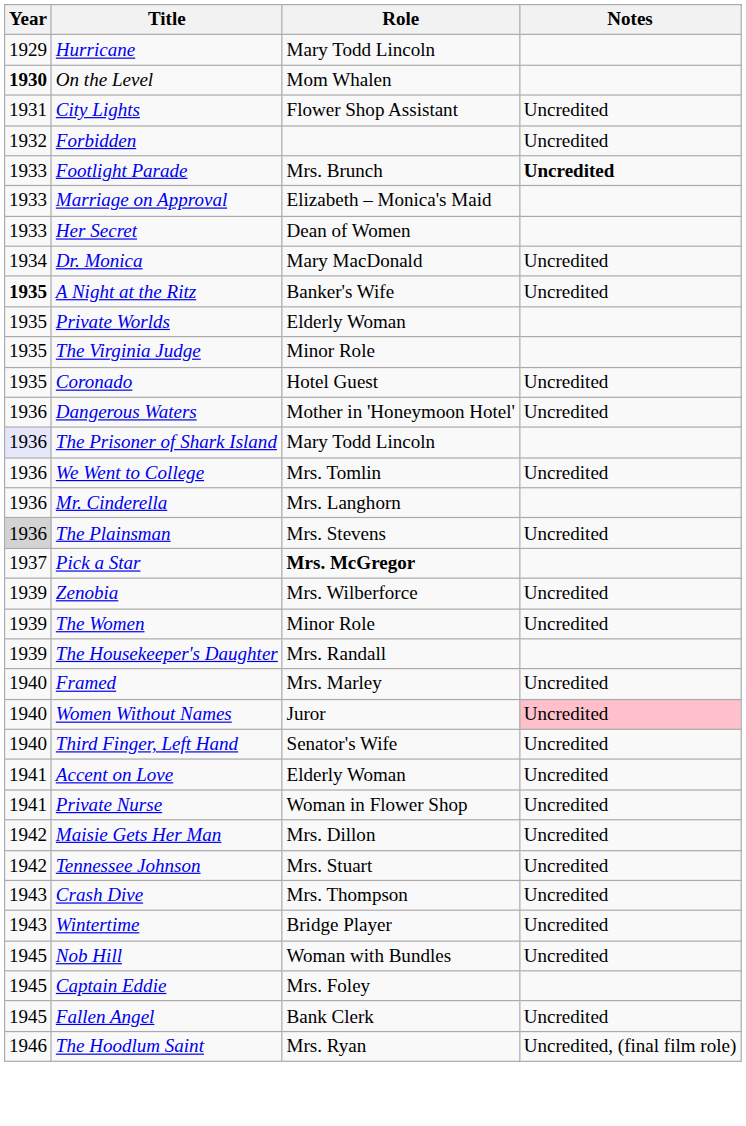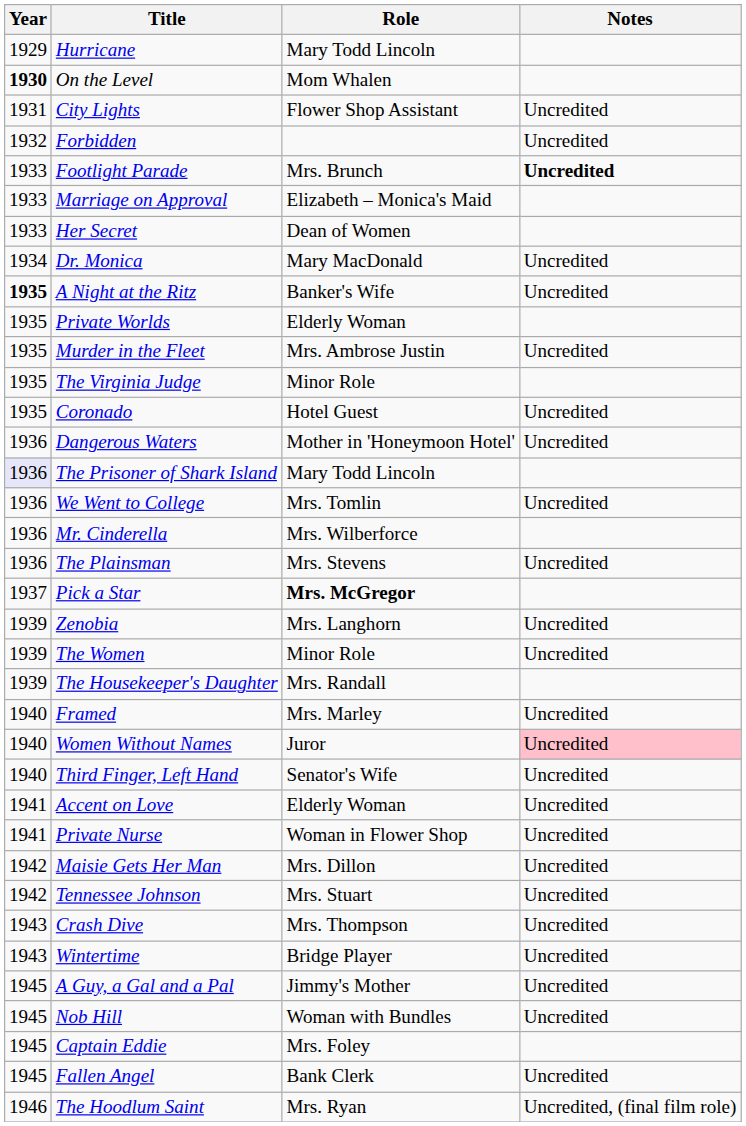+ row: (130, 351)
(344, 502) Mrs. Langhorn -> (352, 532) Mrs. Wilberforce
(28, 532) lightgrey background -> (28, 563) no background
(352, 593) Mrs. Wilberforce -> (344, 623) Mrs. Langhorn
+ row: (145, 985)
